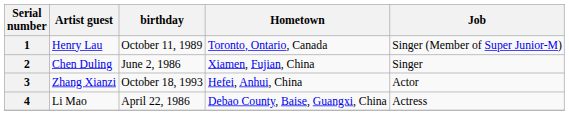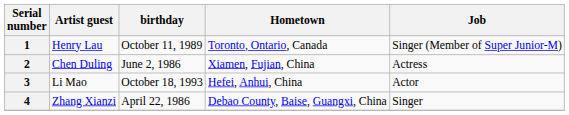(407, 63) Singer -> (410, 63) Actress
(84, 82) Zhang Xianzi -> (69, 82) Li Mao
(69, 100) Li Mao -> (84, 100) Zhang Xianzi
(410, 100) Actress -> (407, 100) Singer
